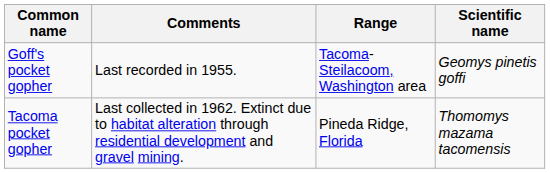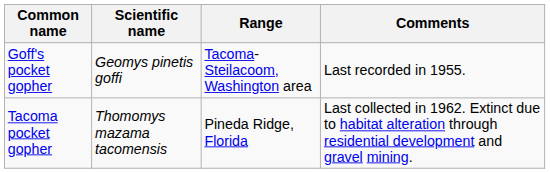columns swapped: (490, 23) <-> (204, 23)
